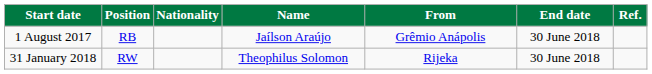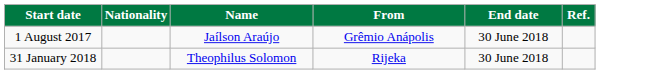- column: (127, 15)
